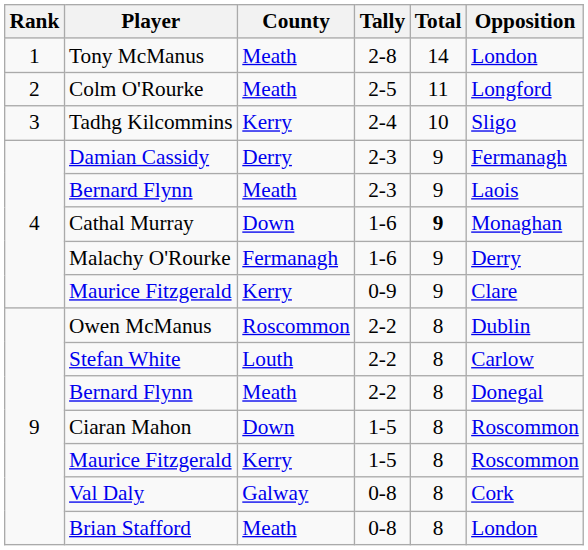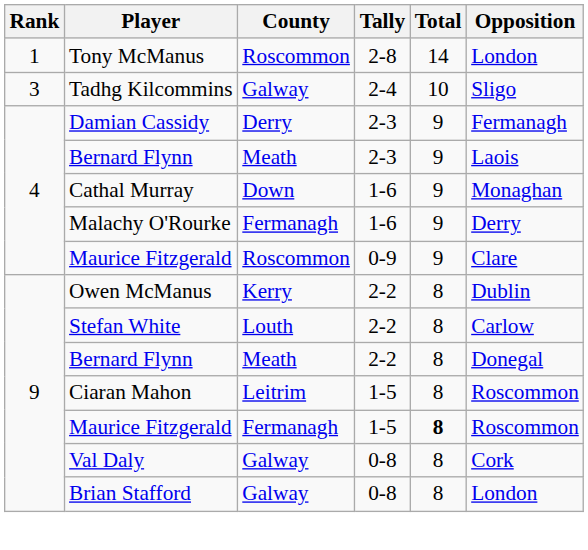(269, 55) Meath -> (296, 55) Roscommon
- row: (136, 88)
(267, 122) Kerry -> (275, 88) Galway
(438, 223) bold -> (438, 190) normal
(267, 291) Kerry -> (296, 257) Roscommon
(296, 325) Roscommon -> (267, 291) Kerry
(268, 426) Down -> (274, 392) Leitrim
(267, 460) Kerry -> (290, 426) Fermanagh
(438, 460) normal -> (438, 426) bold
(269, 527) Meath -> (275, 493) Galway
